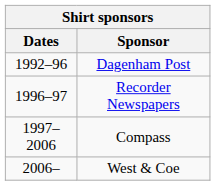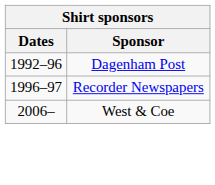- row: (143, 136)
